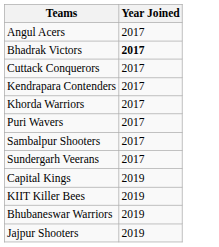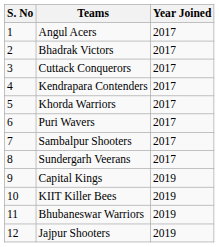+ column: (20, 13)
(133, 50) bold -> (164, 50) normal
